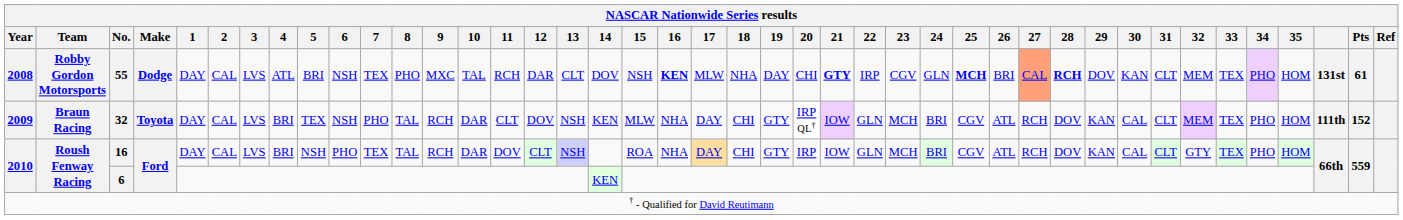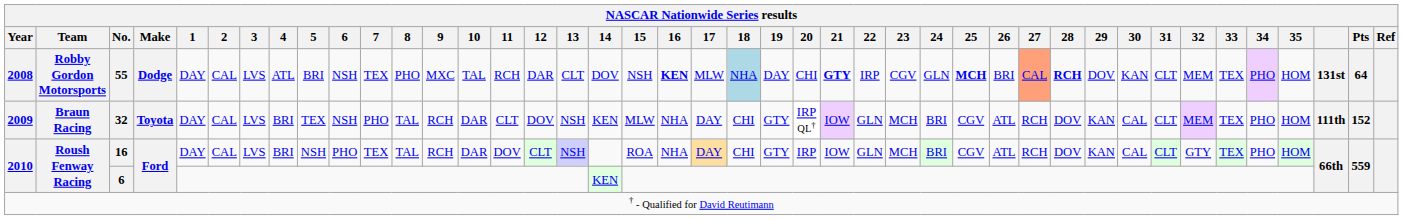(744, 74) no background -> (744, 74) lightblue background
(1361, 74) 61 -> (1361, 74) 64
